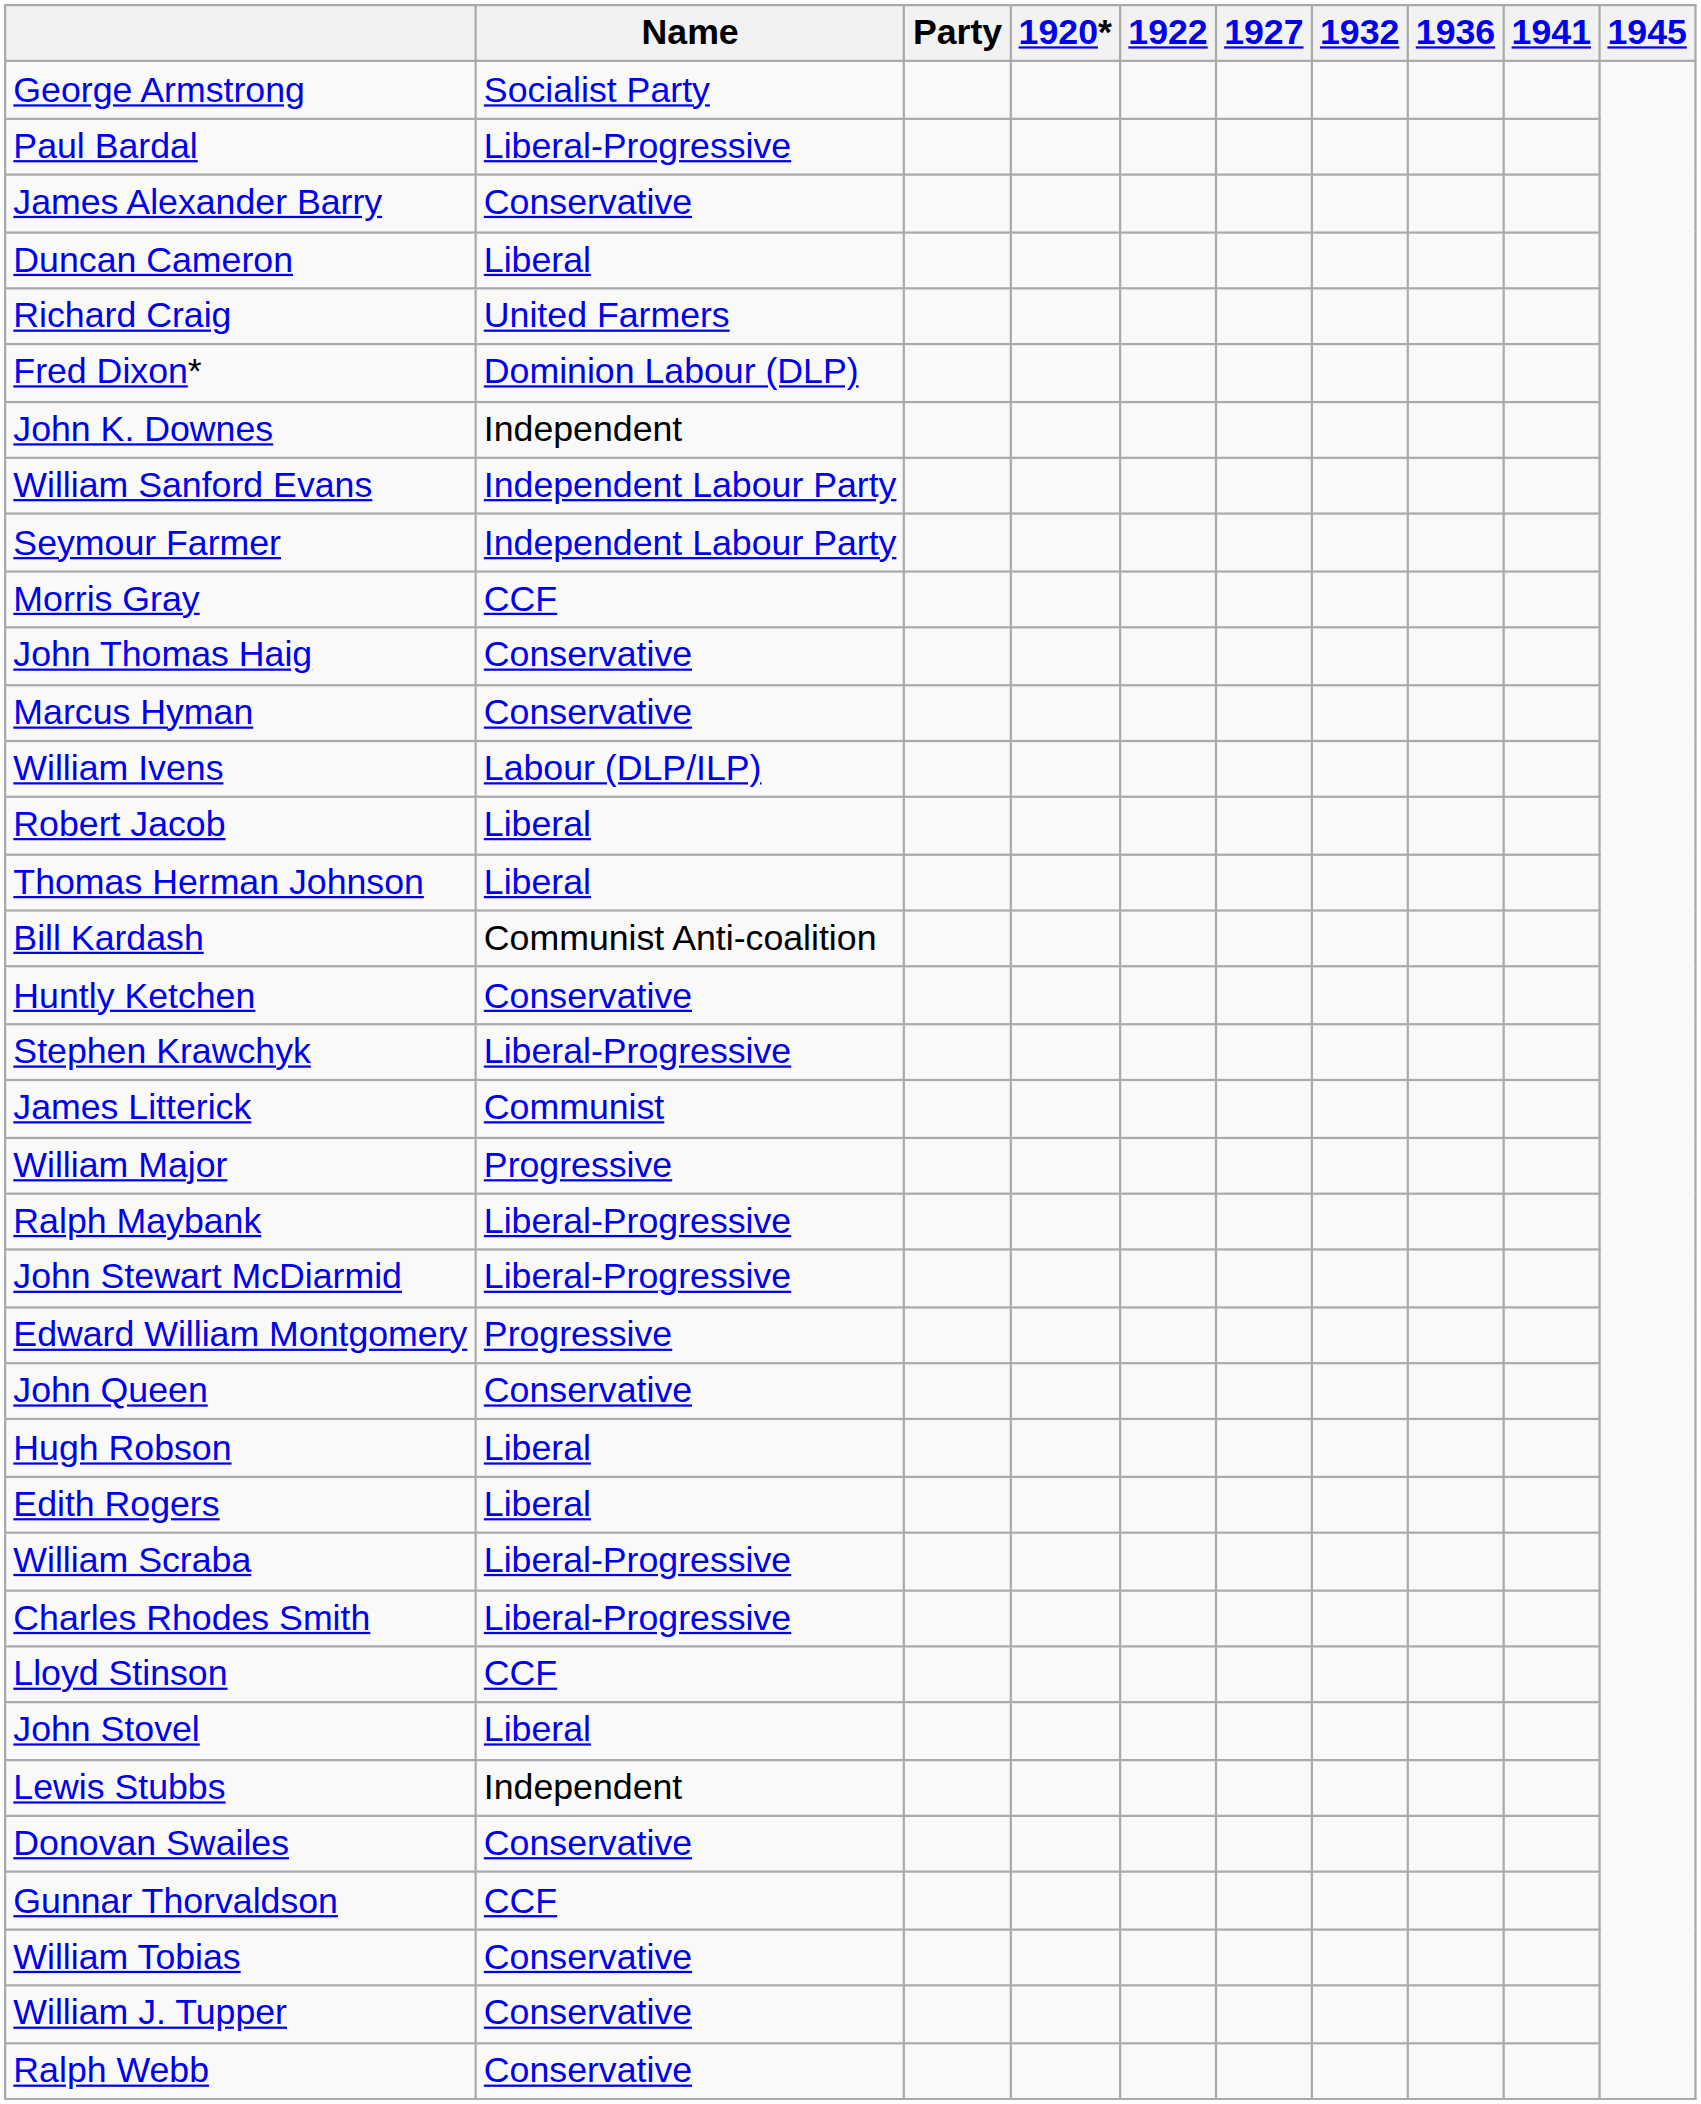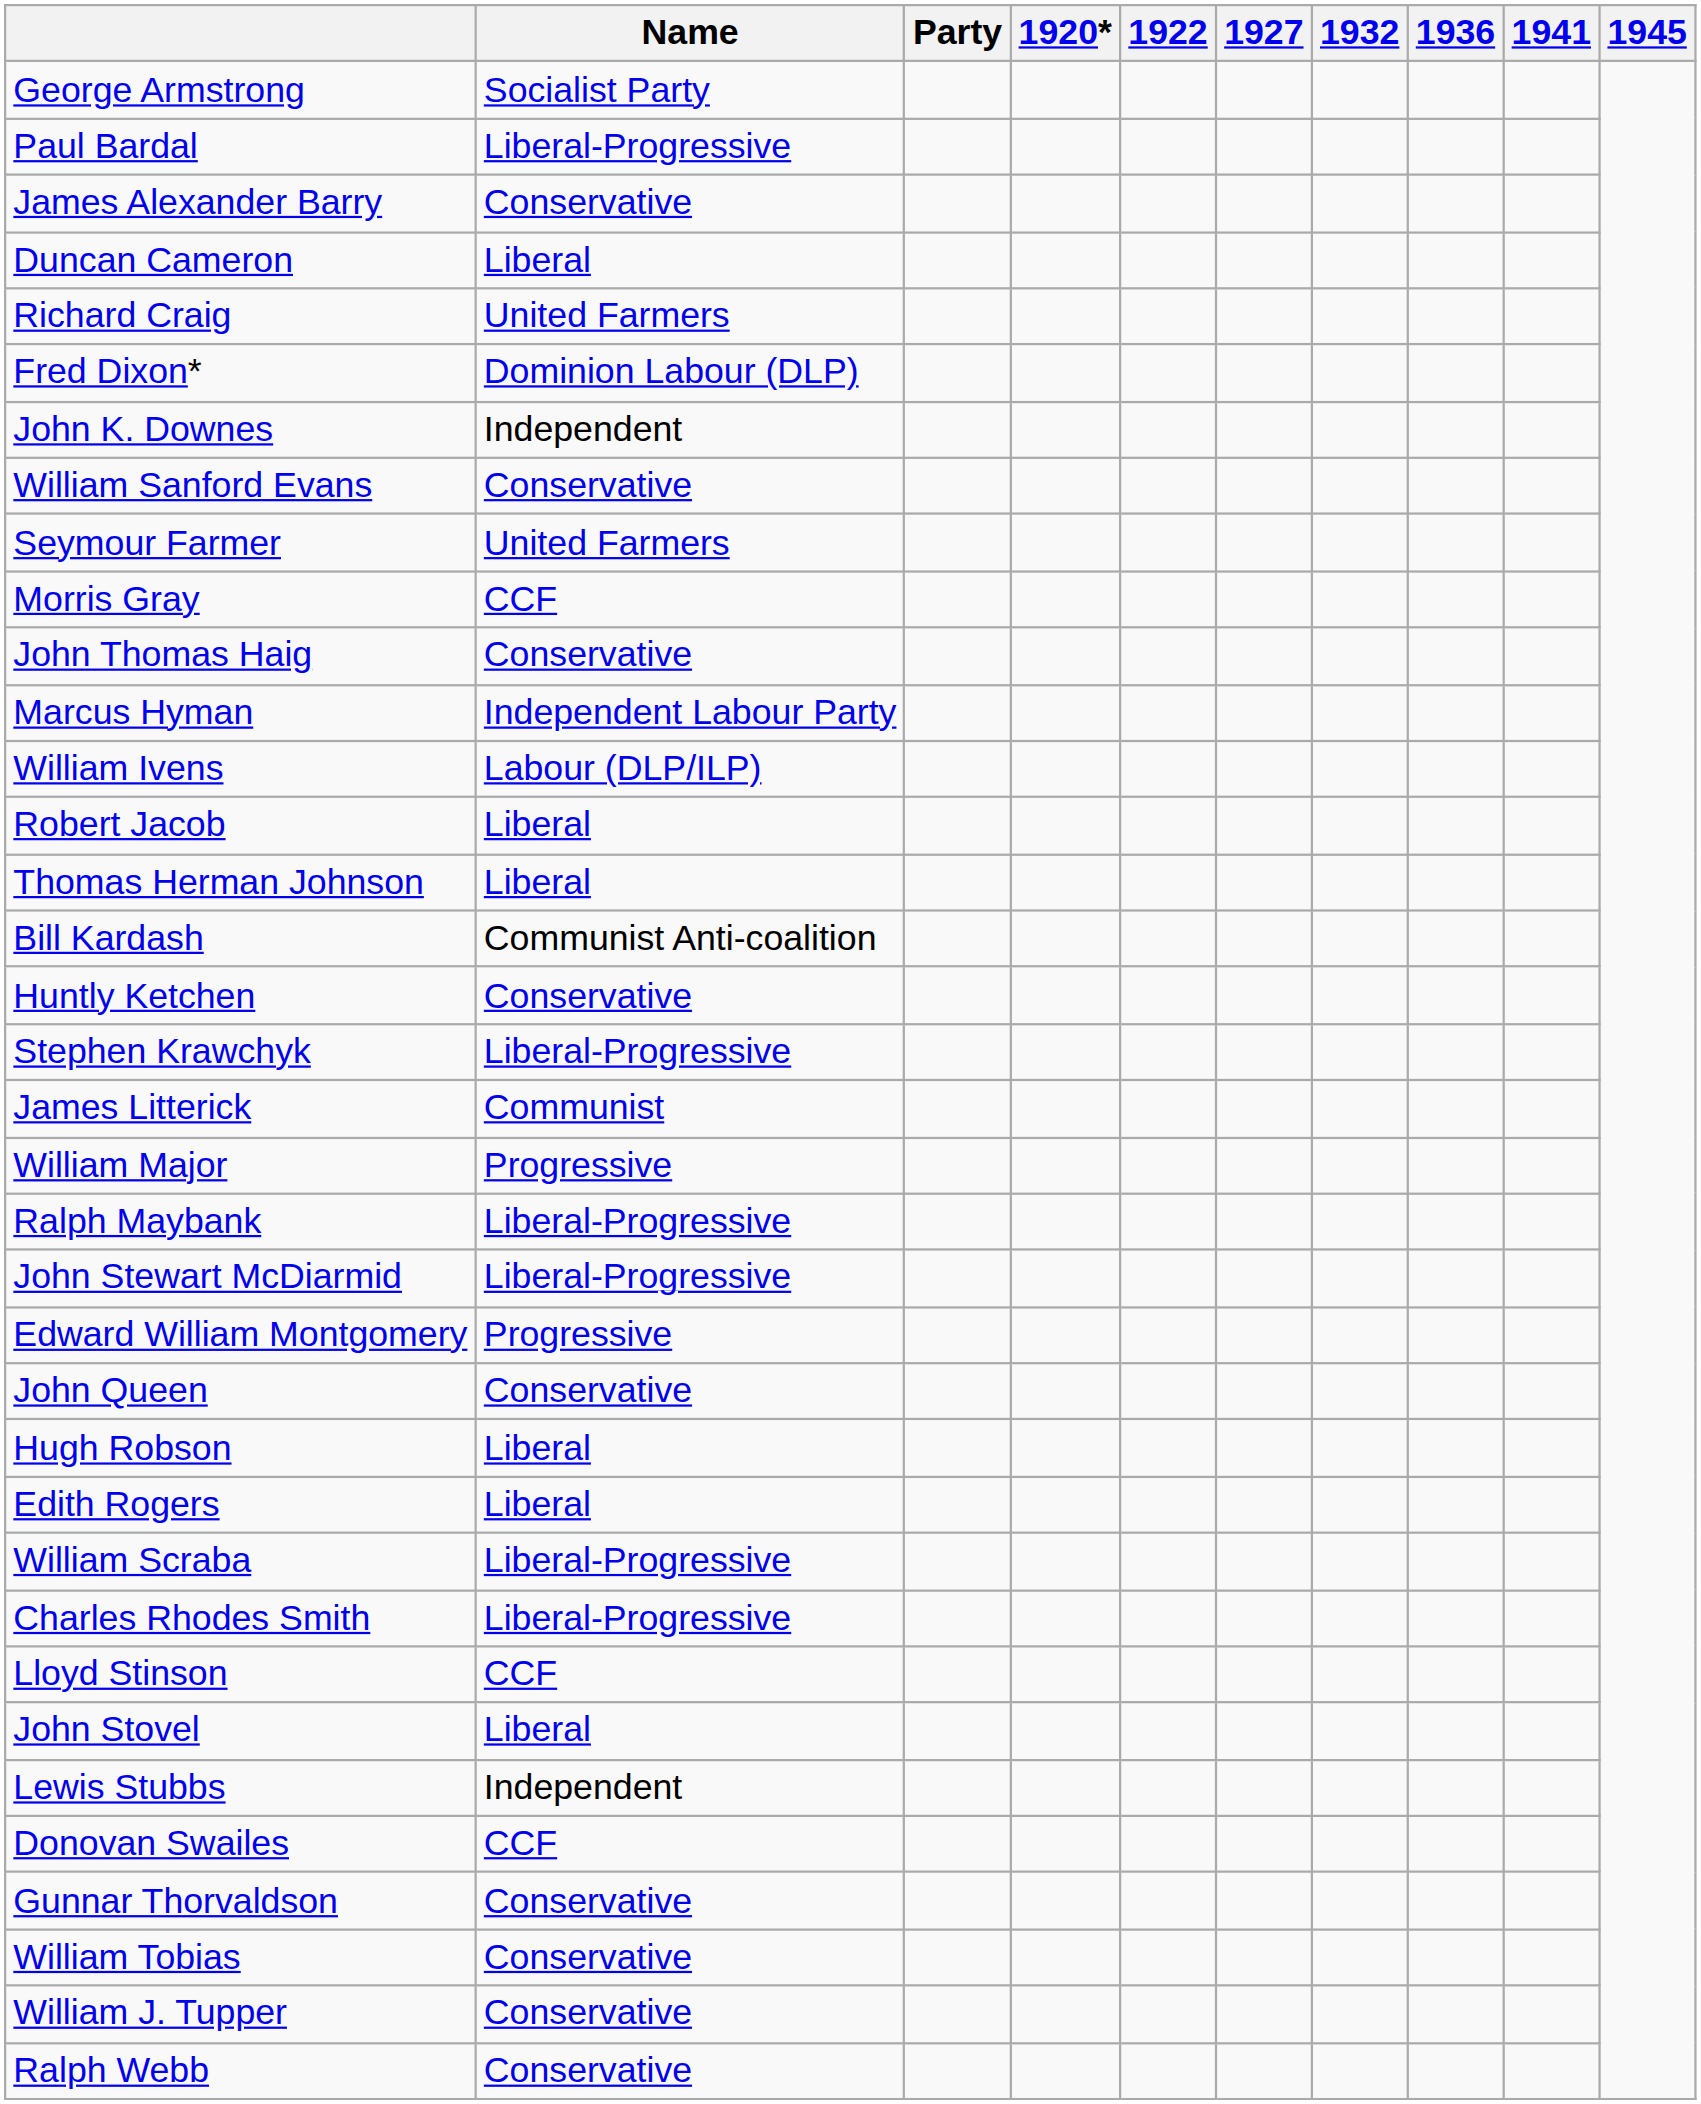(690, 485) Independent Labour Party -> (588, 485) Conservative
(690, 542) Independent Labour Party -> (607, 542) United Farmers
(588, 711) Conservative -> (690, 711) Independent Labour Party
(588, 1843) Conservative -> (521, 1843) CCF
(521, 1900) CCF -> (588, 1900) Conservative
